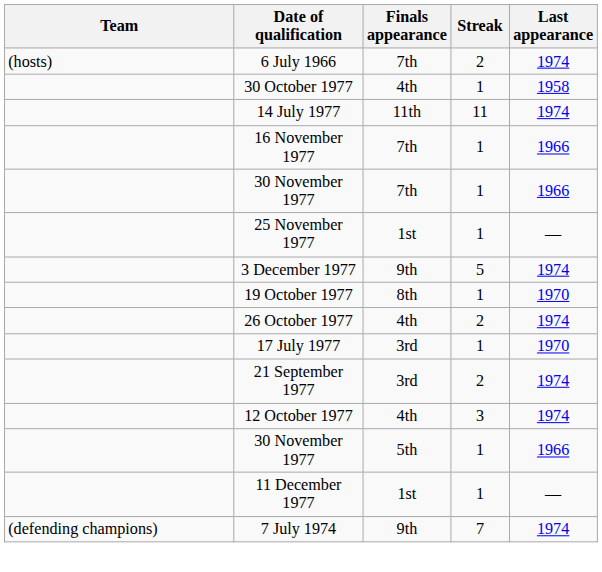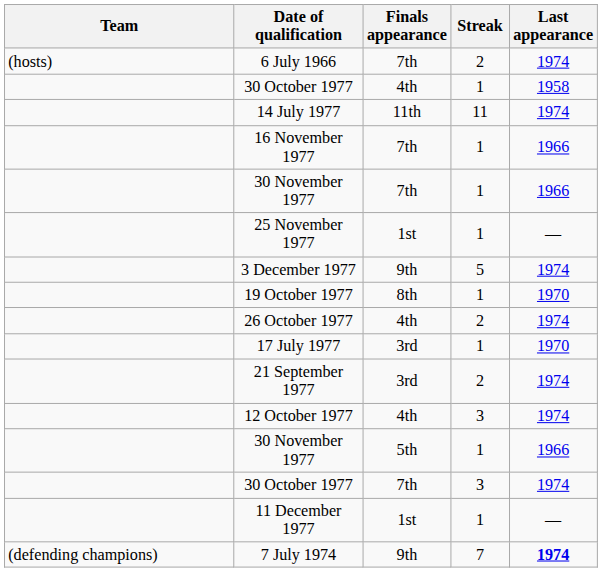+ row: (298, 485)
(553, 529) normal -> (553, 554) bold
